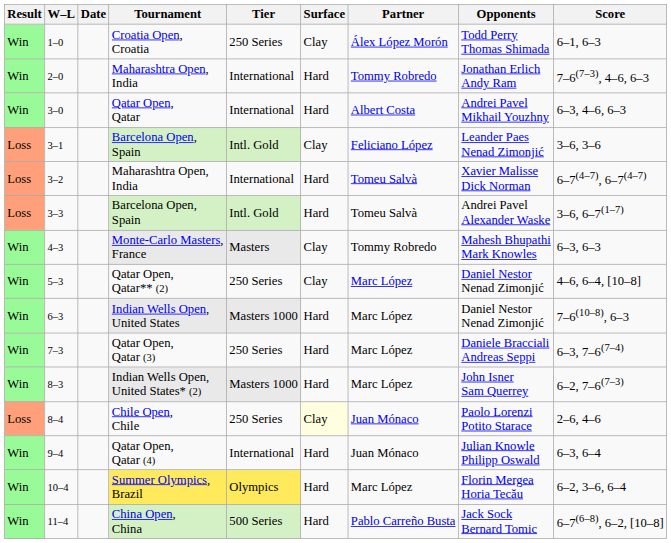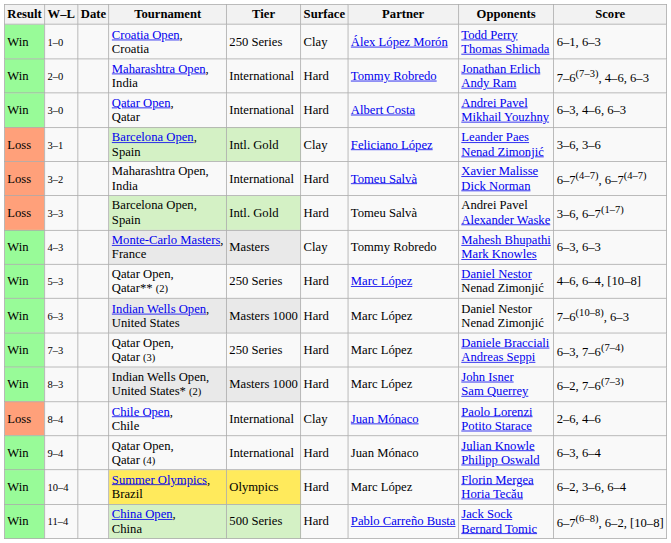(316, 281) Clay -> (316, 281) Hard
(256, 418) 250 Series -> (262, 418) International
(316, 418) lightyellow background -> (316, 418) no background
